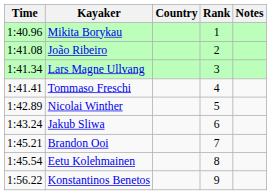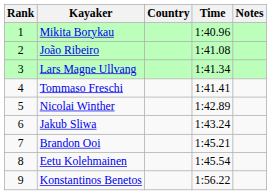columns swapped: (217, 13) <-> (25, 13)
